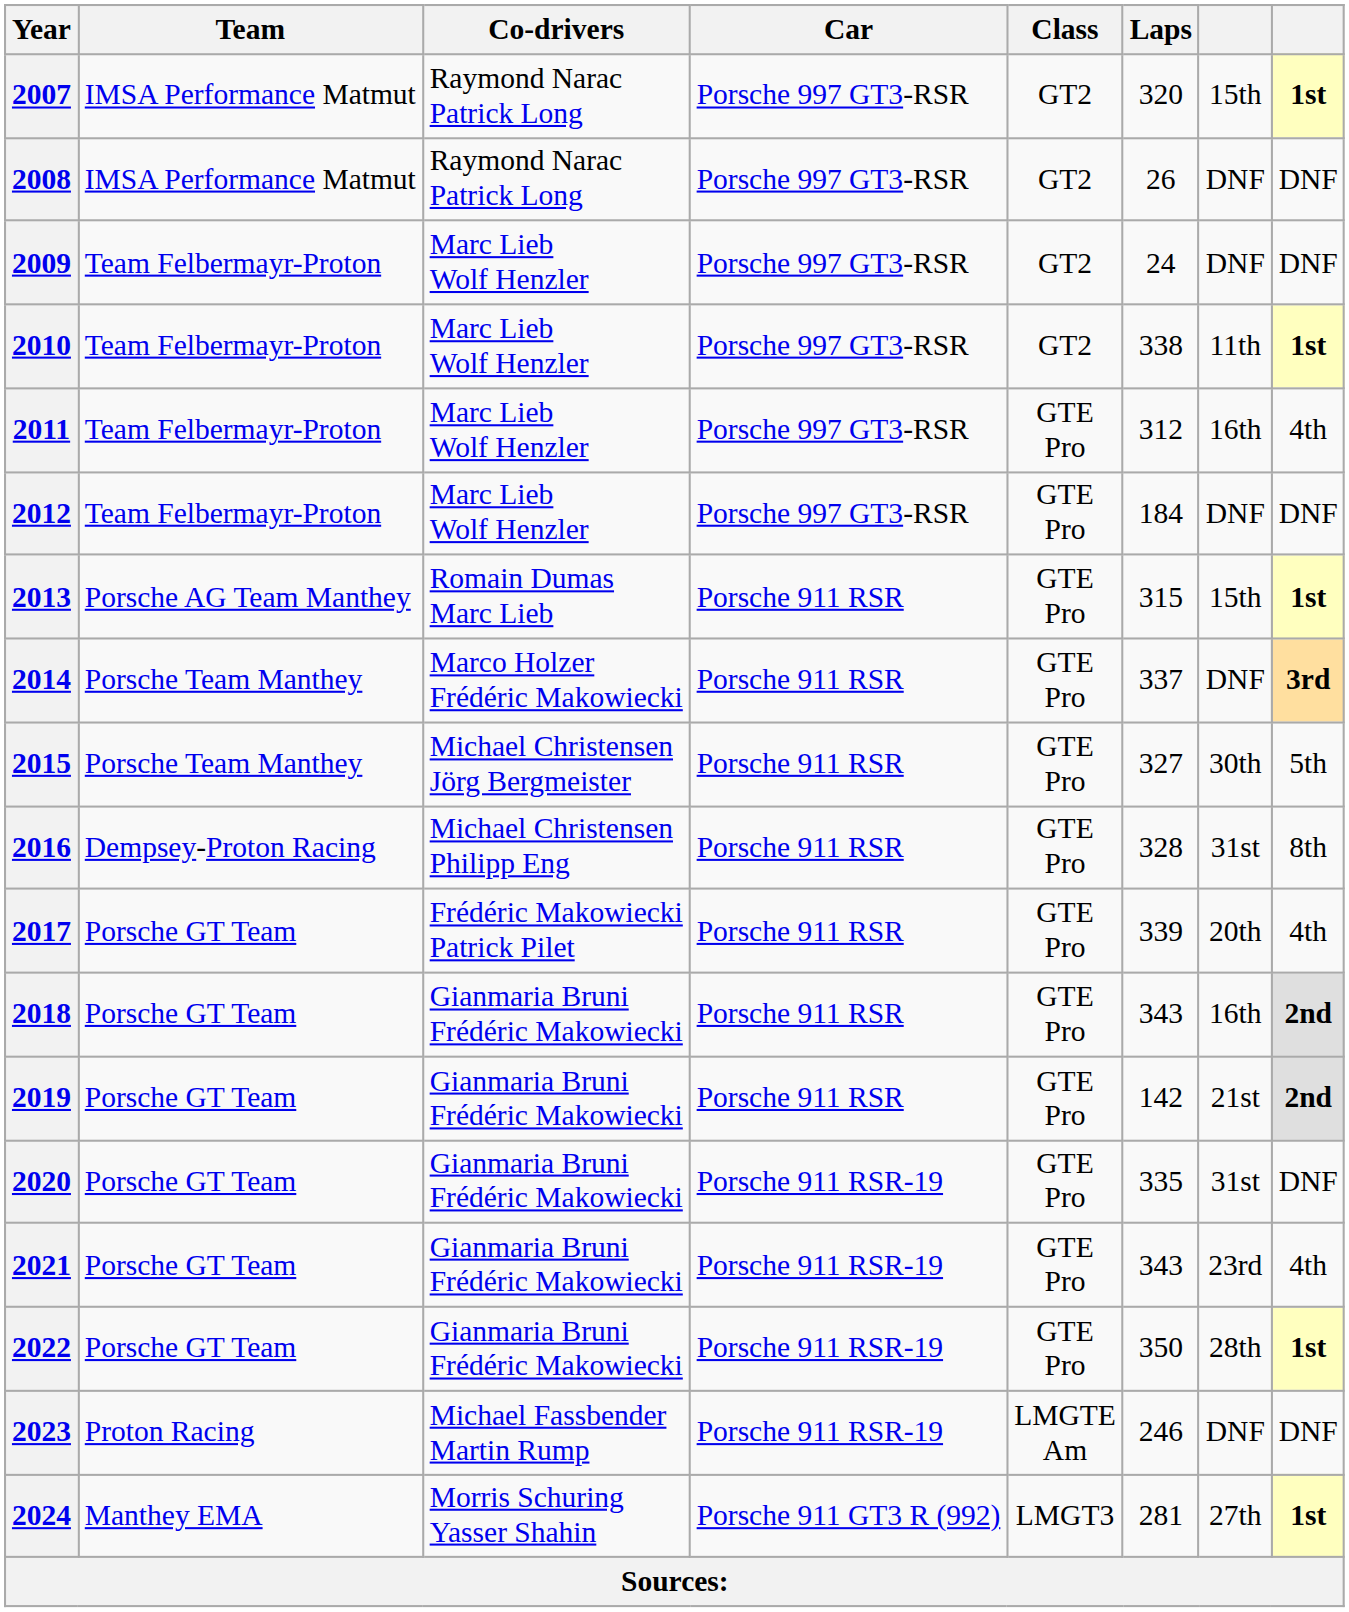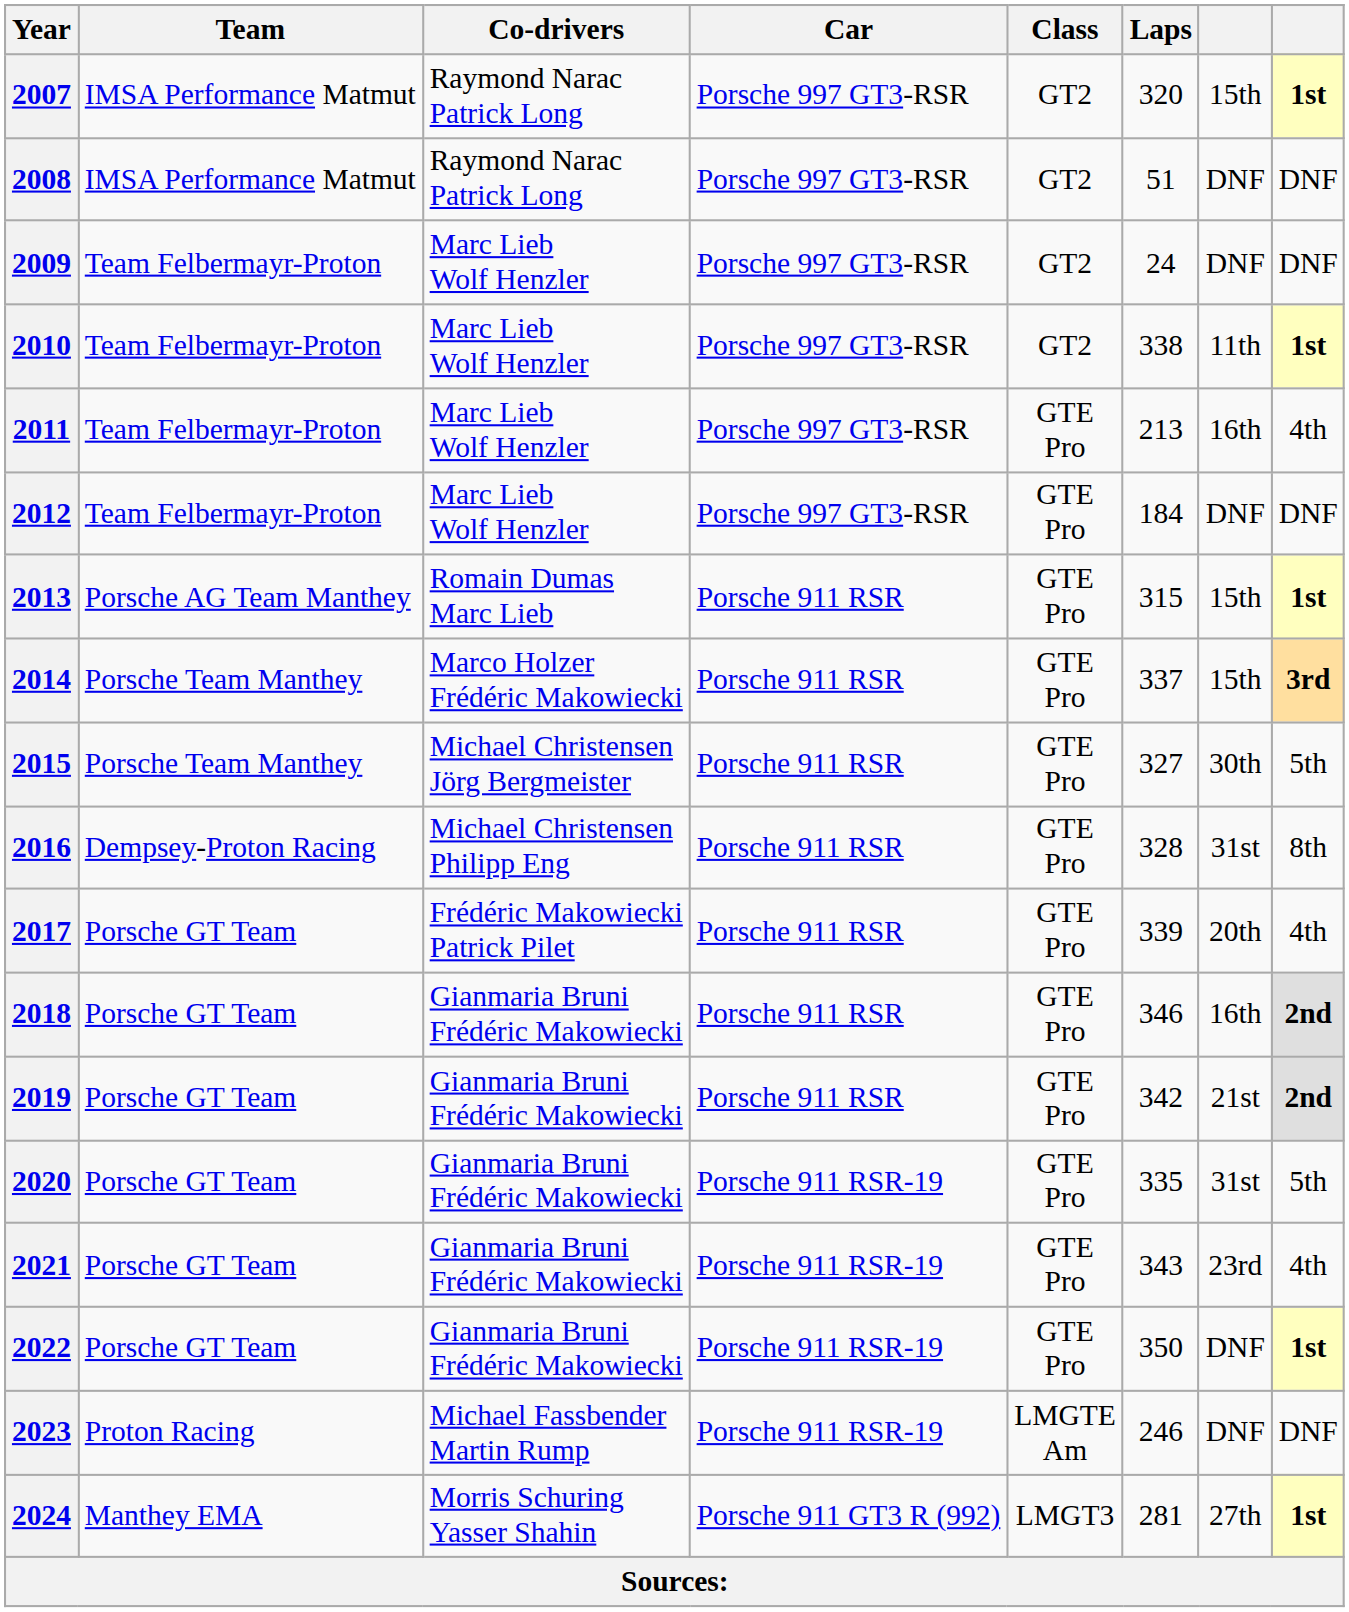(1161, 178) 26 -> (1161, 178) 51
(1161, 429) 312 -> (1161, 429) 213
(1235, 680) DNF -> (1235, 680) 15th
(1161, 1014) 343 -> (1161, 1014) 346
(1161, 1097) 142 -> (1161, 1097) 342
(1308, 1181) DNF -> (1308, 1181) 5th
(1235, 1348) 28th -> (1235, 1348) DNF
